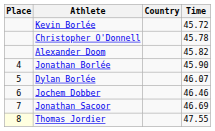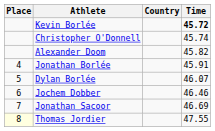(196, 25) normal -> (196, 25) bold
(196, 38) 45.78 -> (196, 38) 45.74
(196, 65) 45.90 -> (196, 65) 45.91
